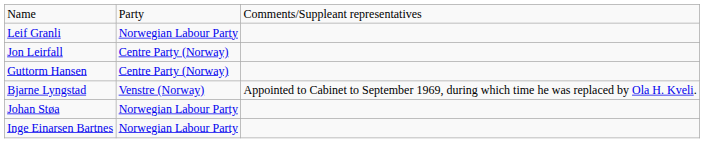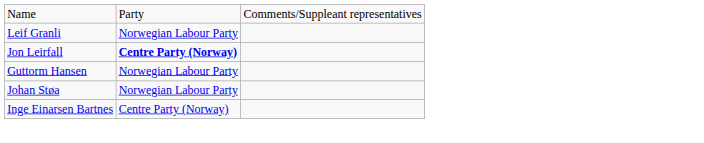(174, 52) normal -> (178, 52) bold
(174, 71) Centre Party (Norway) -> (178, 71) Norwegian Labour Party
- row: (47, 90)
(178, 128) Norwegian Labour Party -> (174, 109) Centre Party (Norway)
